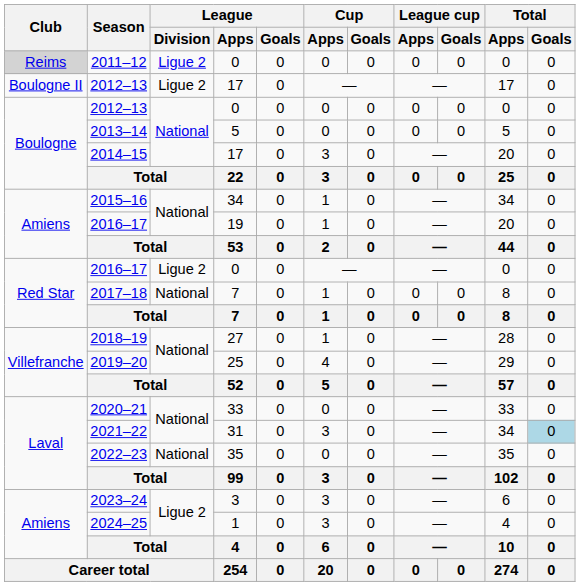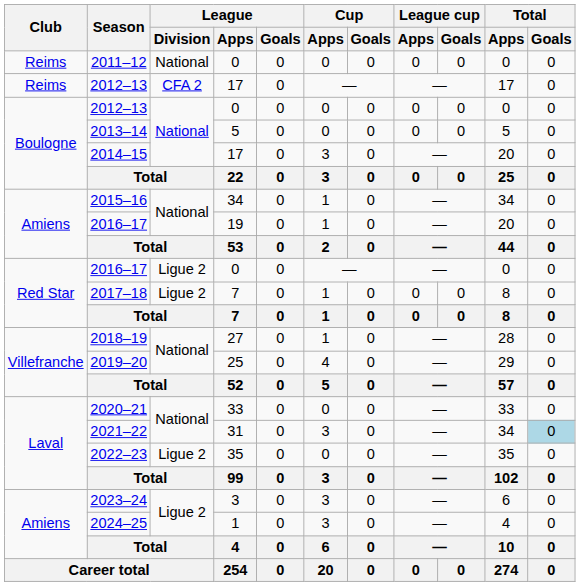(46, 62) lightgrey background -> (46, 62) no background
(182, 62) Ligue 2 -> (182, 62) National
(46, 85) Boulogne II -> (46, 85) Reims
(182, 85) Ligue 2 -> (182, 85) CFA 2
(182, 293) National -> (182, 293) Ligue 2
(182, 454) National -> (182, 454) Ligue 2
